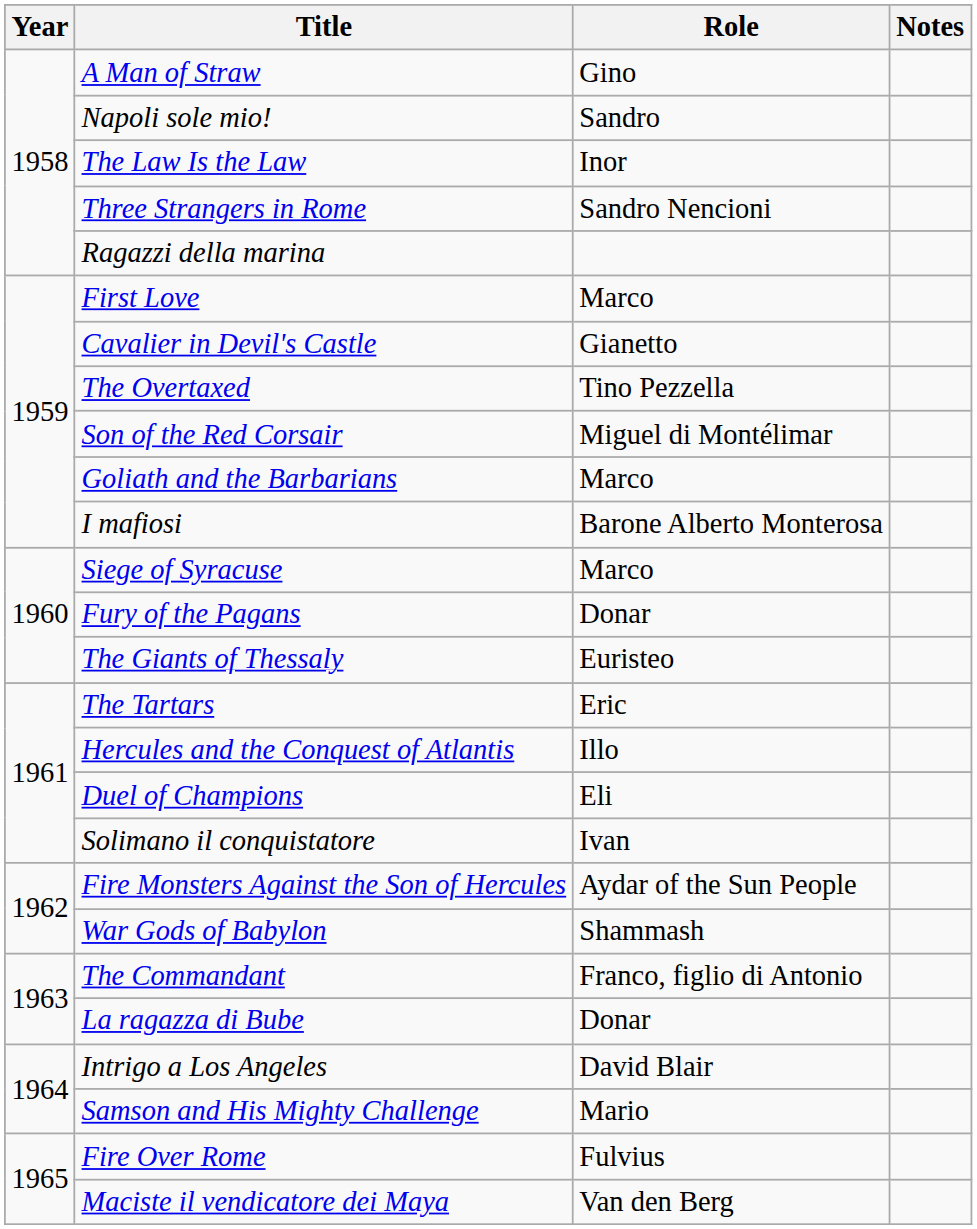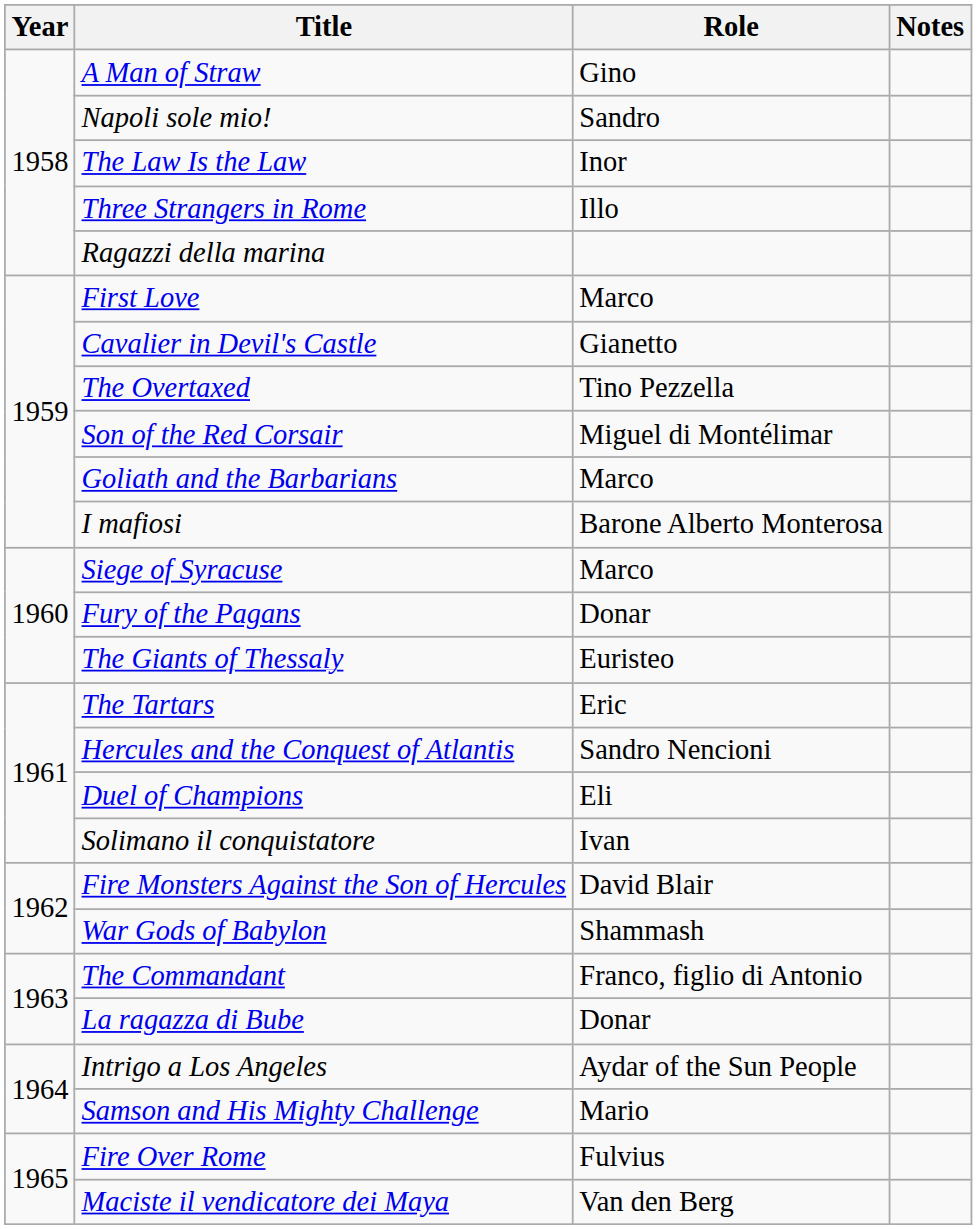(675, 207) Sandro Nencioni -> (599, 207) Illo
(599, 749) Illo -> (675, 749) Sandro Nencioni
(718, 885) Aydar of the Sun People -> (646, 885) David Blair
(646, 1065) David Blair -> (718, 1065) Aydar of the Sun People
